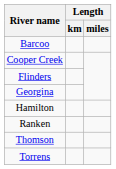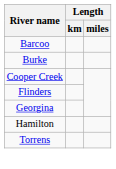+ row: (35, 60)
- row: (35, 124)
- row: (35, 140)
